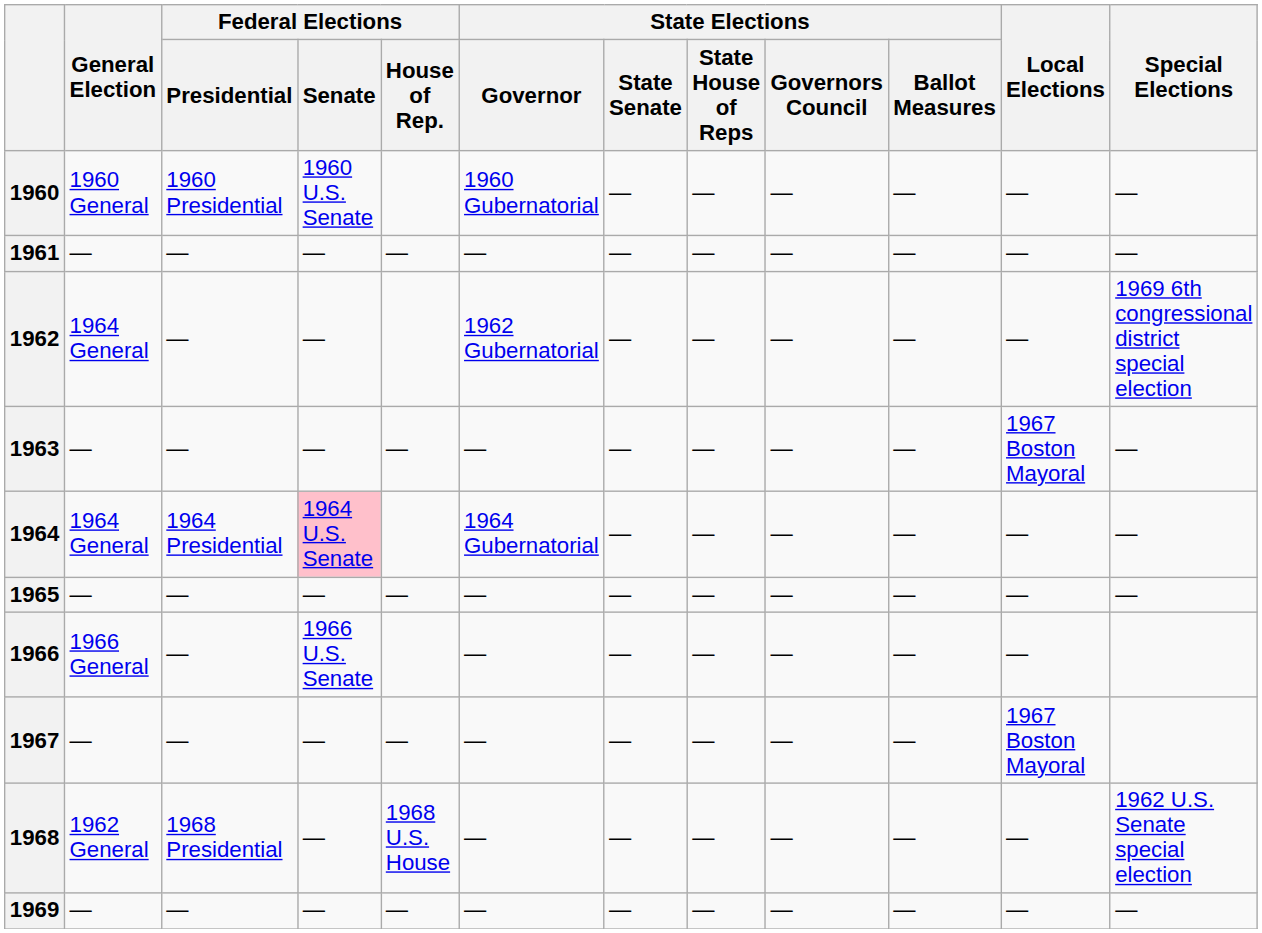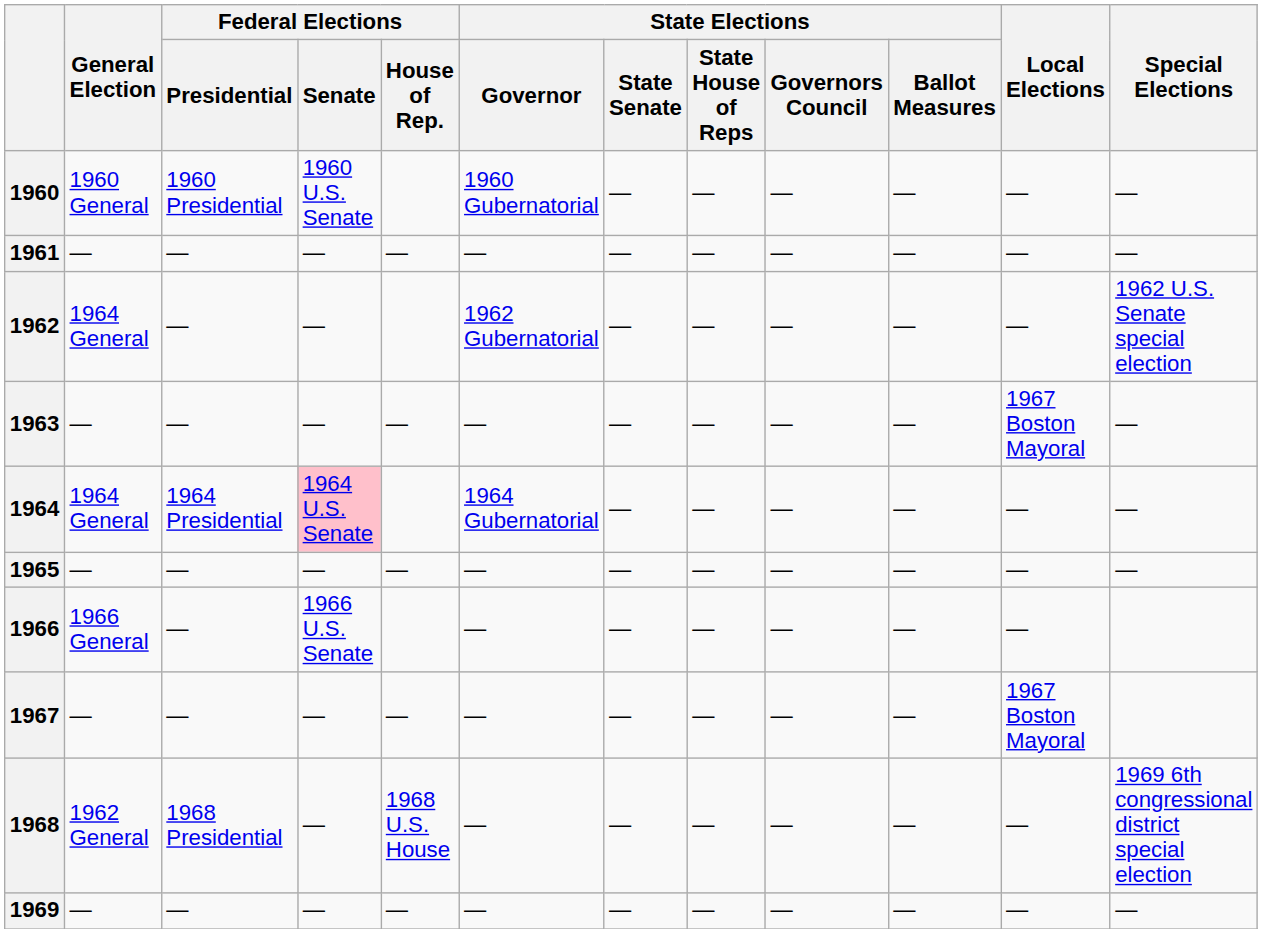(1184, 338) 1969 6th congressional district special election -> (1165, 325) 1962 U.S. Senate special election
(1165, 837) 1962 U.S. Senate special election -> (1184, 825) 1969 6th congressional district special election
